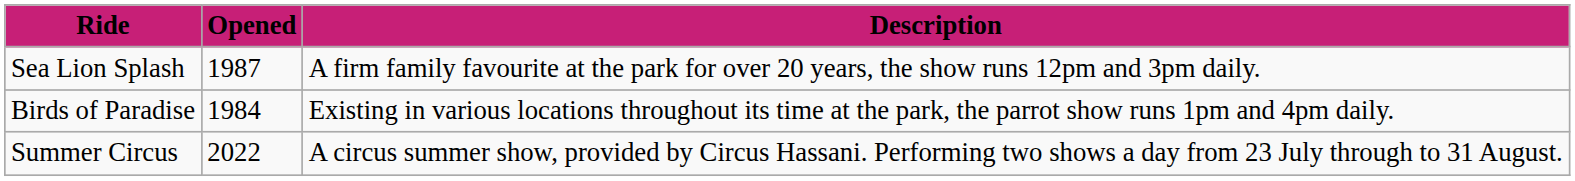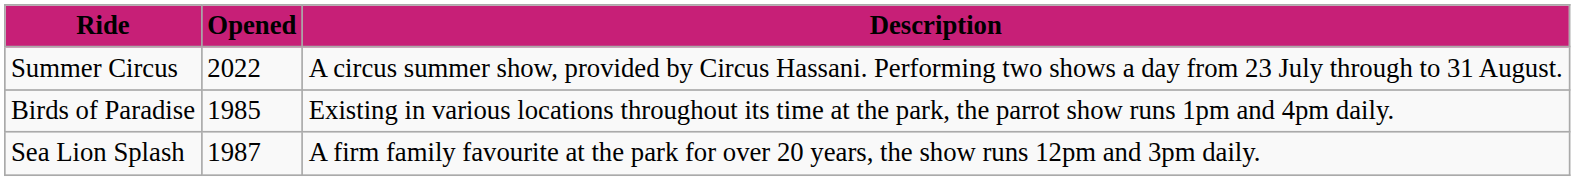rows swapped: (98, 68) <-> (94, 152)
(234, 110) 1984 -> (234, 110) 1985
